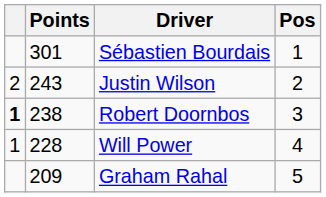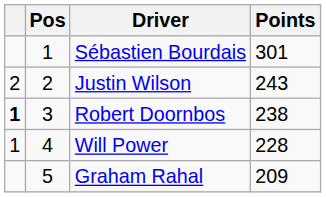columns swapped: (297, 20) <-> (60, 20)
